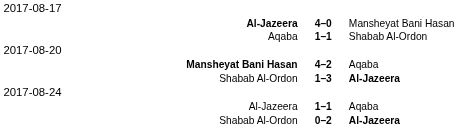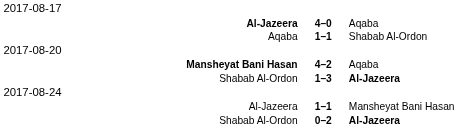(402, 23) Mansheyat Bani Hasan -> (364, 23) Aqaba
(364, 107) Aqaba -> (402, 107) Mansheyat Bani Hasan
